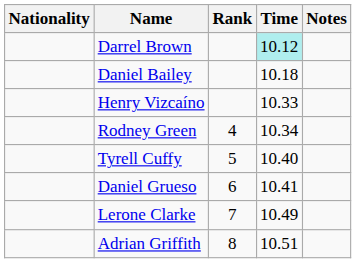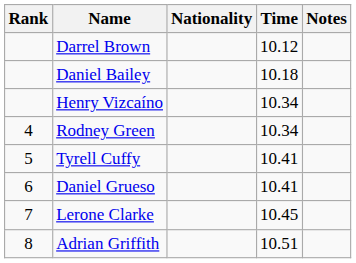columns swapped: (232, 18) <-> (49, 18)
(279, 46) paleturquoise background -> (279, 46) no background
(279, 102) 10.33 -> (279, 102) 10.34
(279, 159) 10.40 -> (279, 159) 10.41
(279, 215) 10.49 -> (279, 215) 10.45
